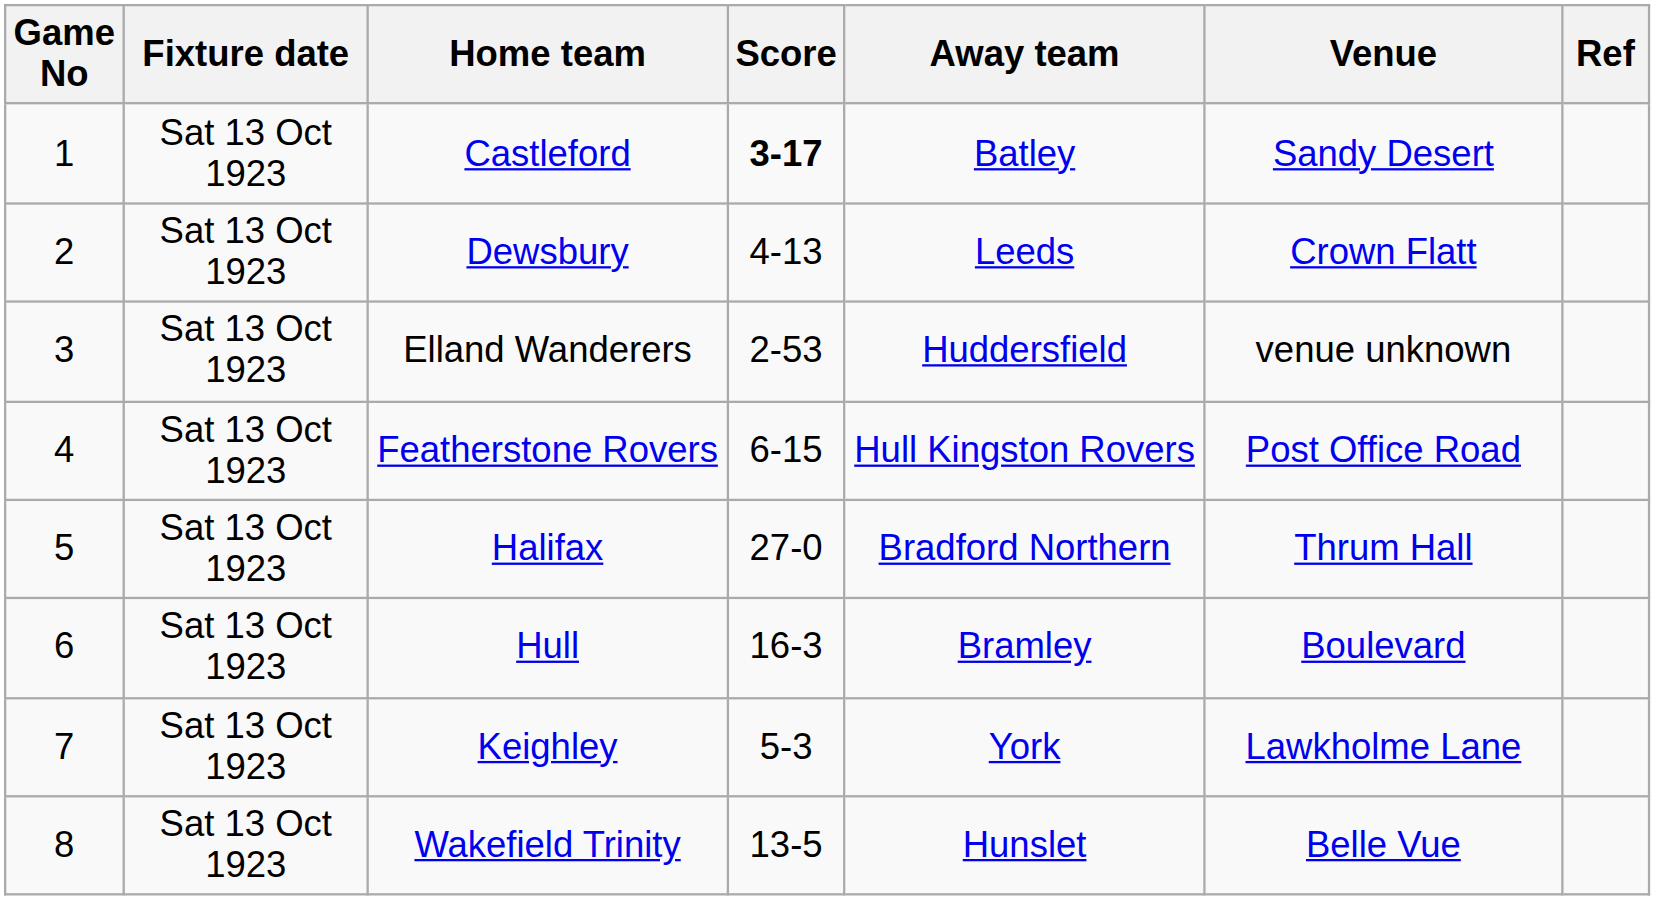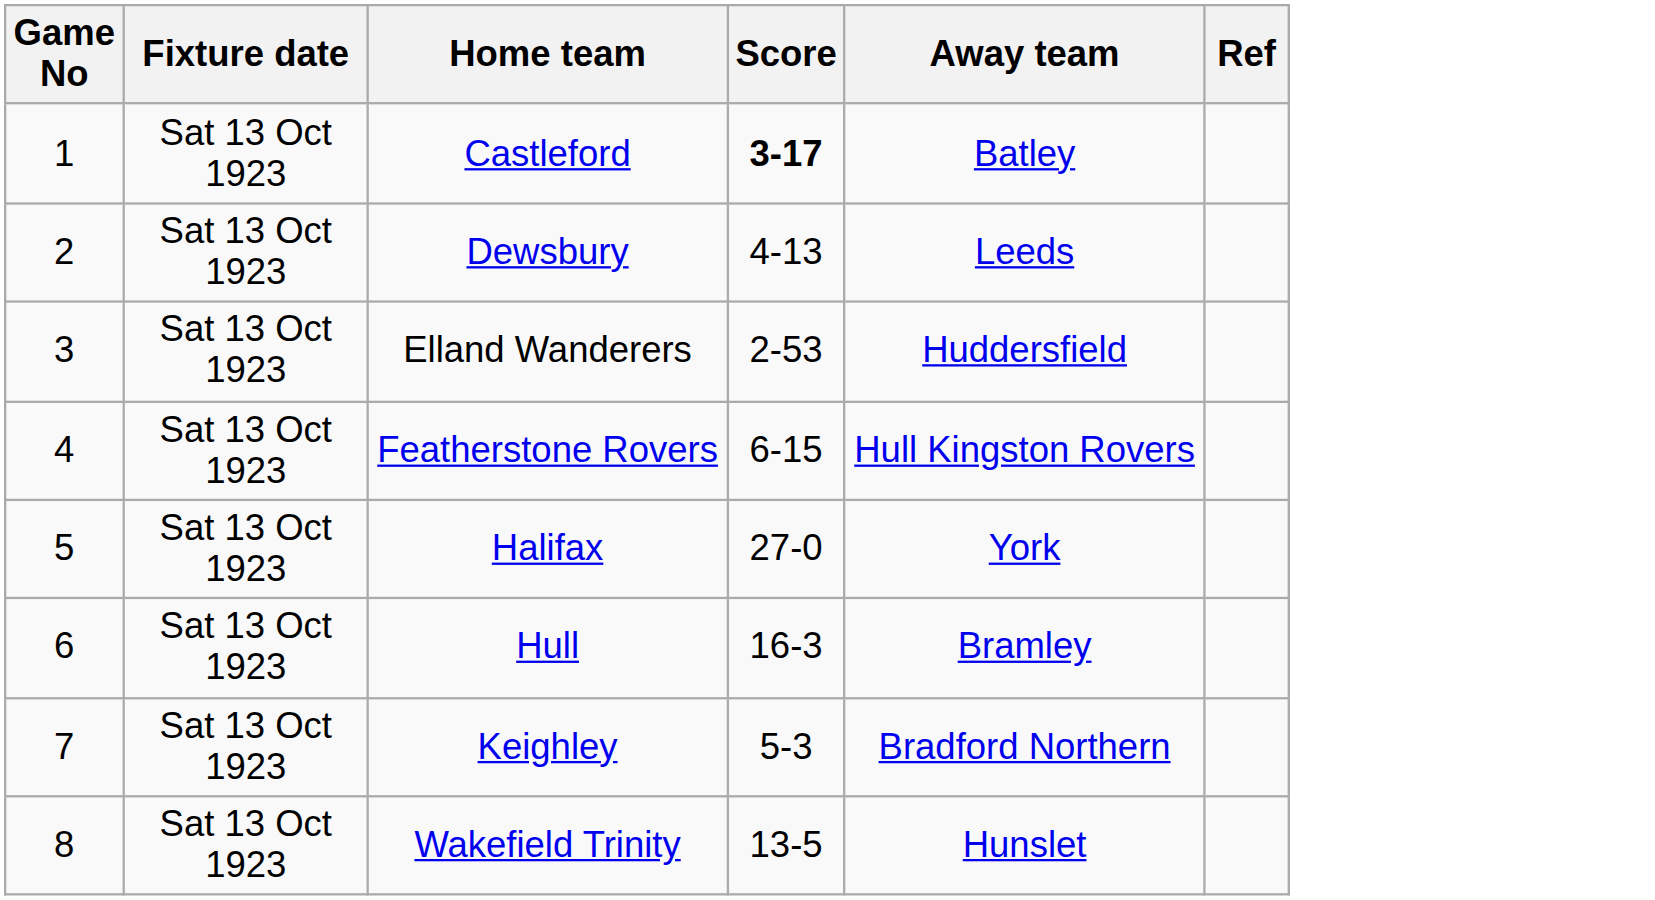- column: (1383, 53)
(1025, 548) Bradford Northern -> (1025, 548) York
(1025, 746) York -> (1025, 746) Bradford Northern
